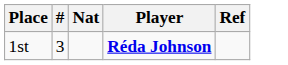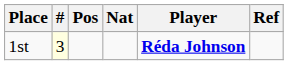+ column: (85, 18)
(60, 45) no background -> (60, 45) lightyellow background
